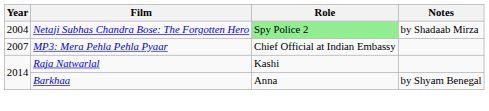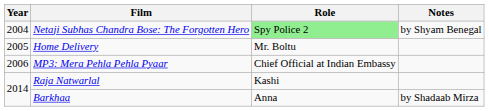(440, 30) by Shadaab Mirza -> (441, 30) by Shyam Benegal
+ row: (66, 47)
(18, 47) 2007 -> (18, 64) 2006
(441, 81) by Shyam Benegal -> (440, 98) by Shadaab Mirza
